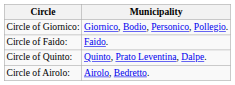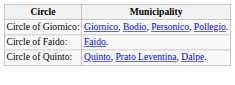- row: (38, 73)
